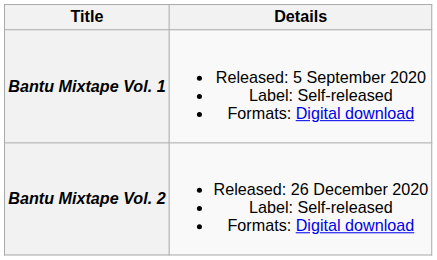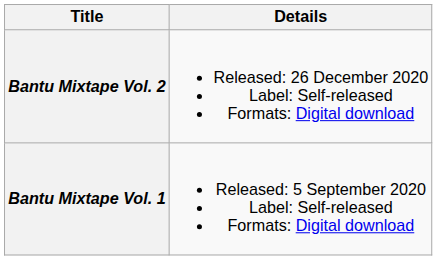rows swapped: (87, 86) <-> (87, 198)
